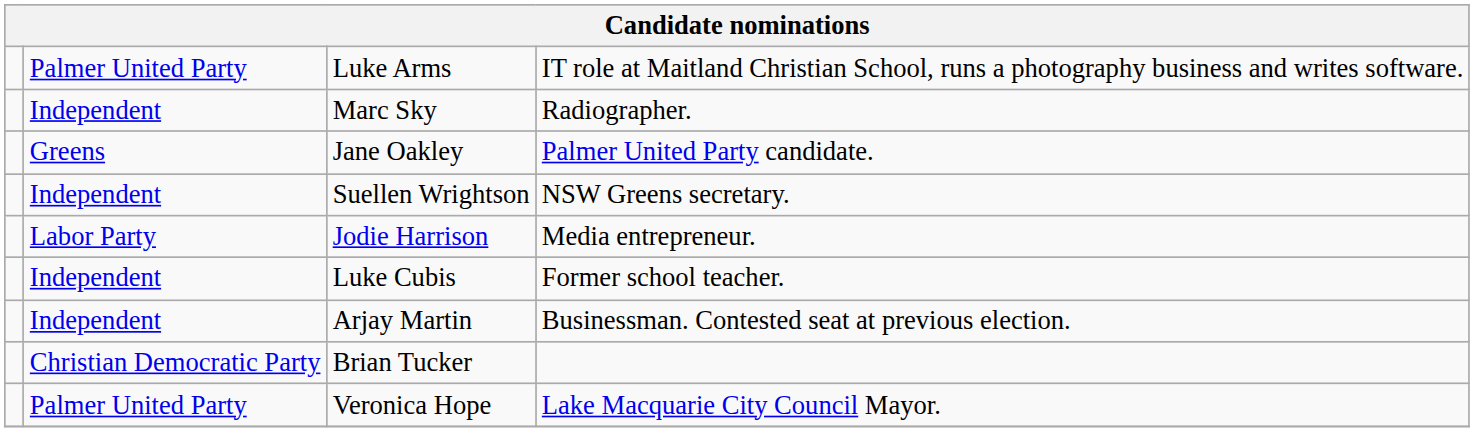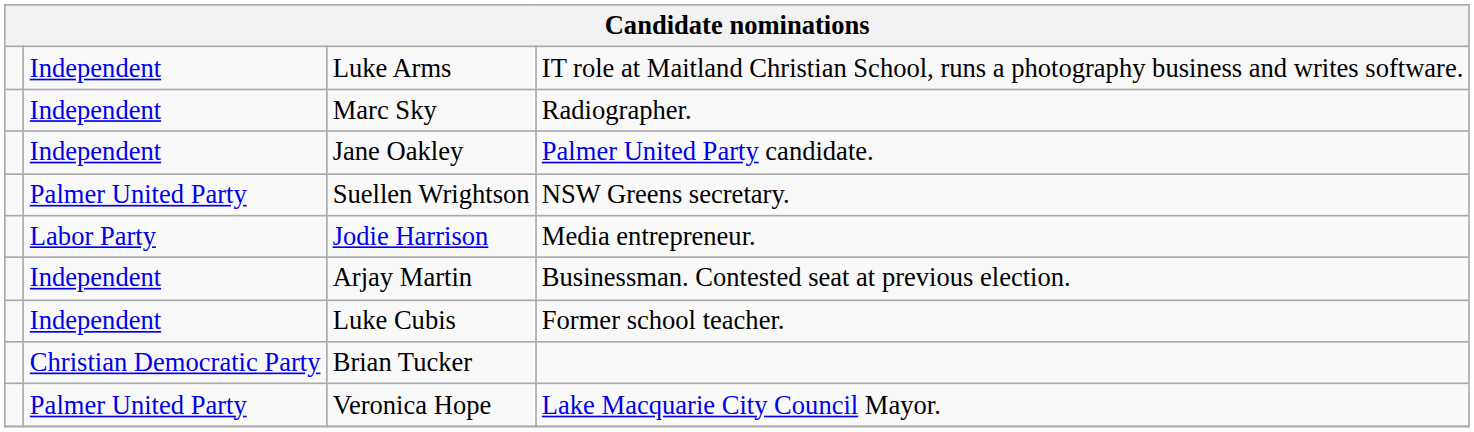(138, 67) Palmer United Party -> (95, 67) Independent
(67, 151) Greens -> (95, 151) Independent
(95, 194) Independent -> (138, 194) Palmer United Party
rows swapped: (394, 278) <-> (402, 320)
